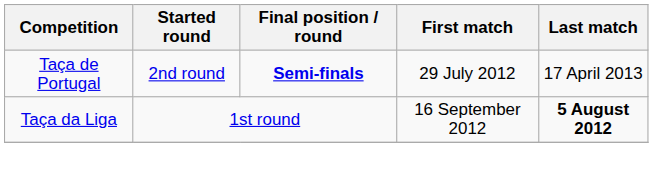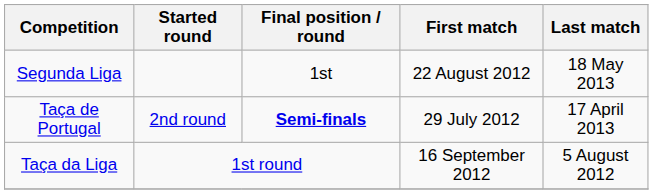+ row: (69, 73)
(593, 119) bold -> (596, 165) normal
